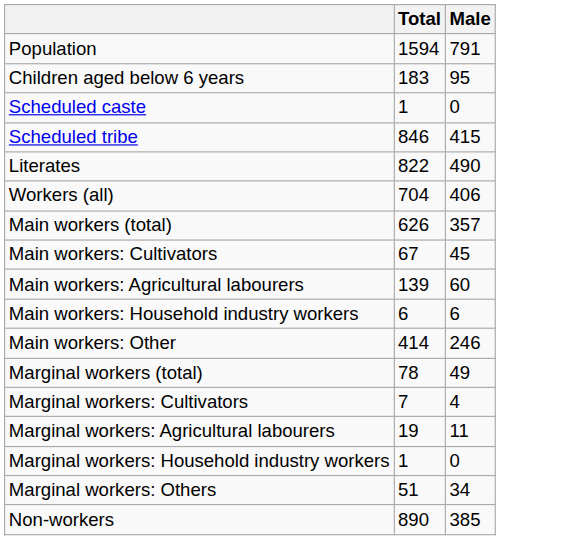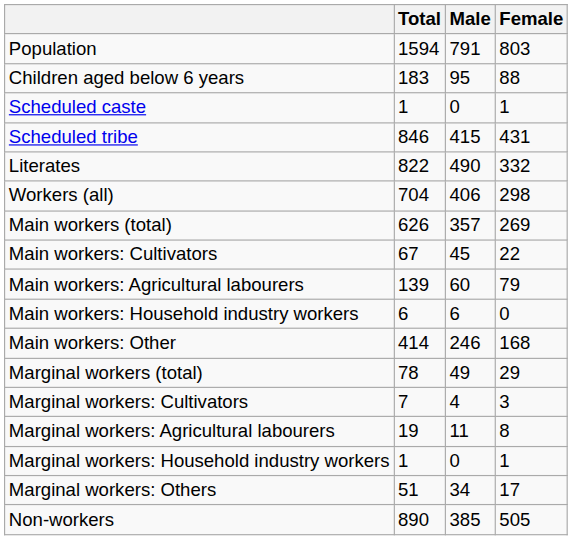+ column: (531, 19)
